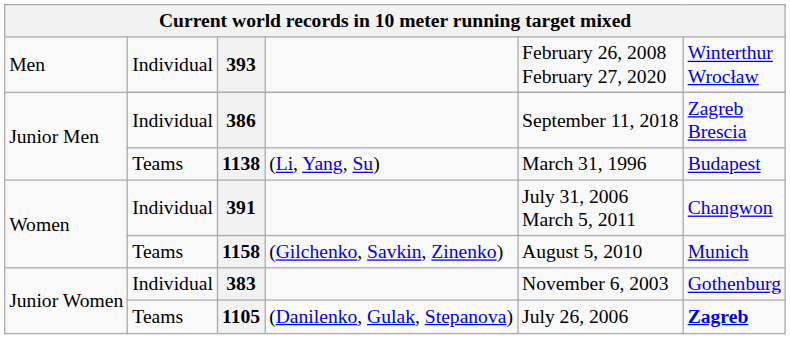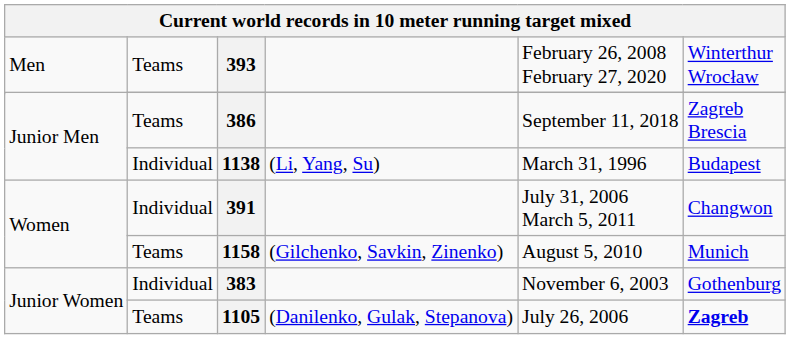(173, 64) Individual -> (158, 64) Teams
(173, 120) Individual -> (158, 120) Teams
(158, 164) Teams -> (173, 164) Individual
